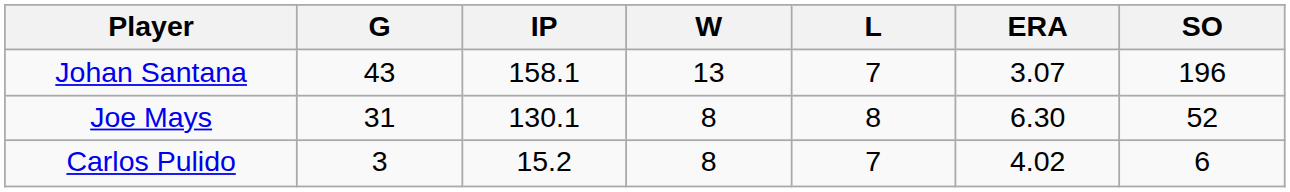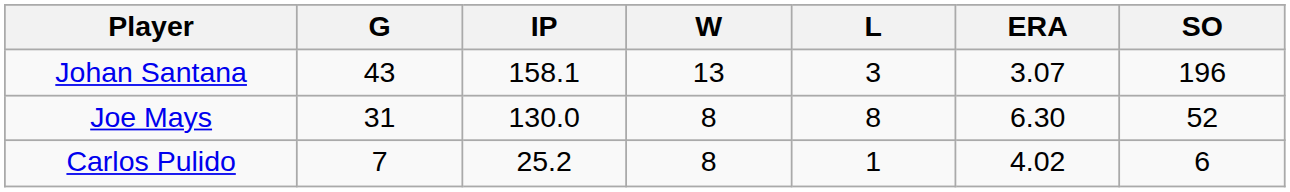(873, 72) 7 -> (873, 72) 3
(544, 117) 130.1 -> (544, 117) 130.0
(380, 162) 3 -> (380, 162) 7
(544, 162) 15.2 -> (544, 162) 25.2
(873, 162) 7 -> (873, 162) 1
